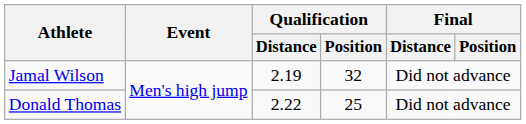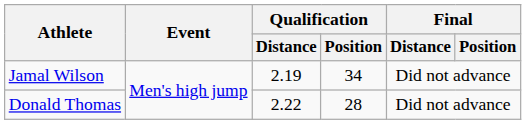(353, 75) 32 -> (353, 75) 34
(353, 104) 25 -> (353, 104) 28
